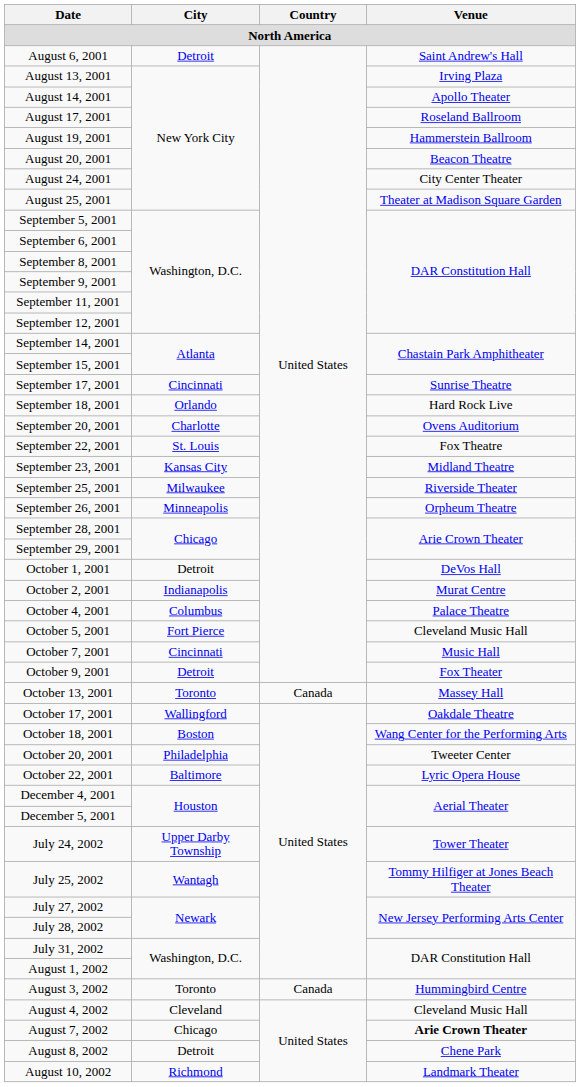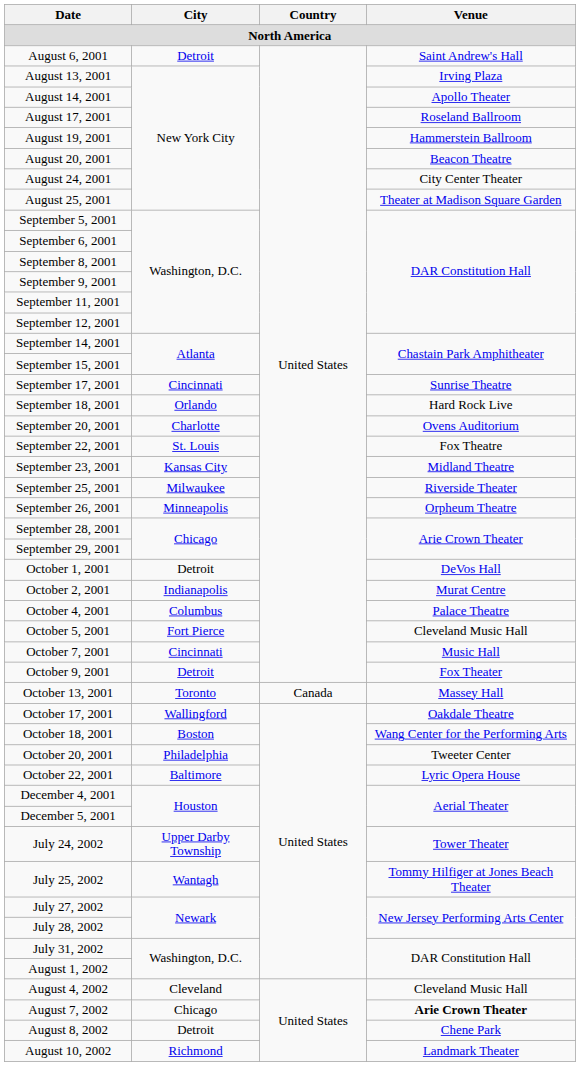- row: (68, 989)
